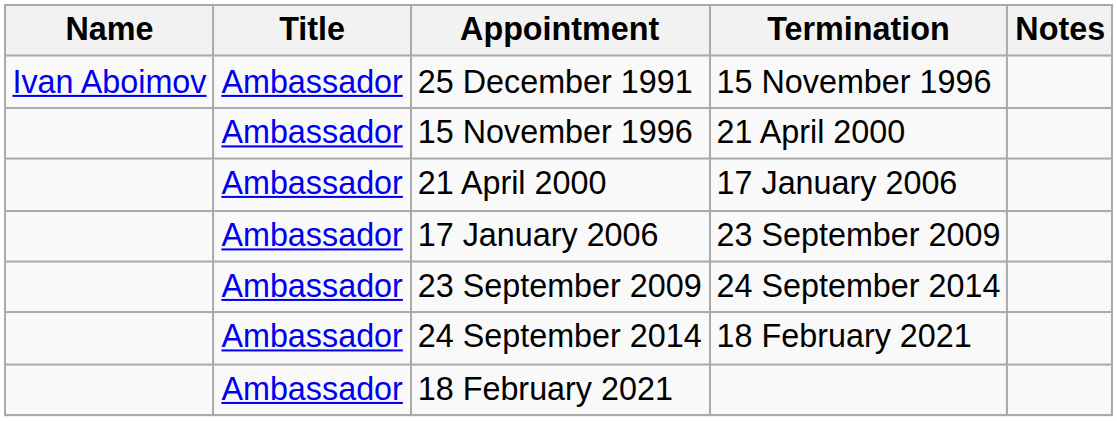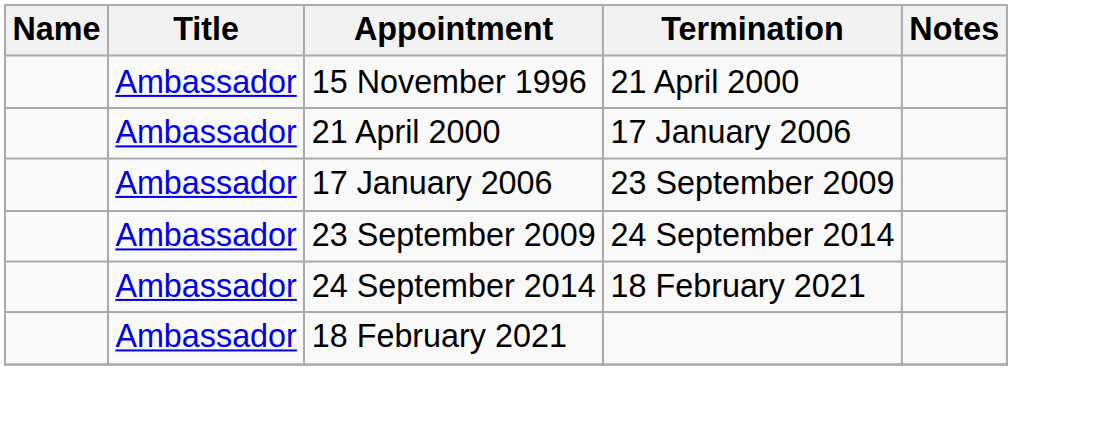- row: (555, 81)
